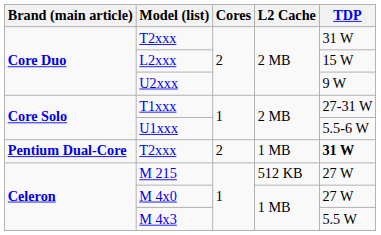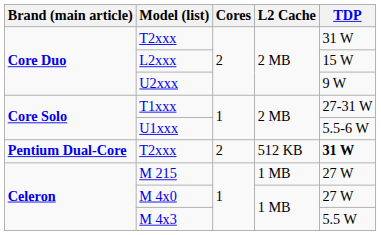(274, 151) 1 MB -> (280, 151) 512 KB
(280, 173) 512 KB -> (274, 173) 1 MB
